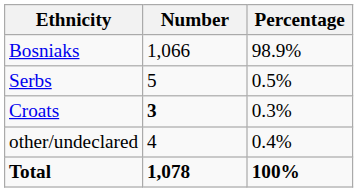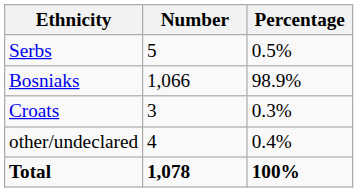rows swapped: (44, 50) <-> (30, 80)
(152, 111) bold -> (152, 111) normal
